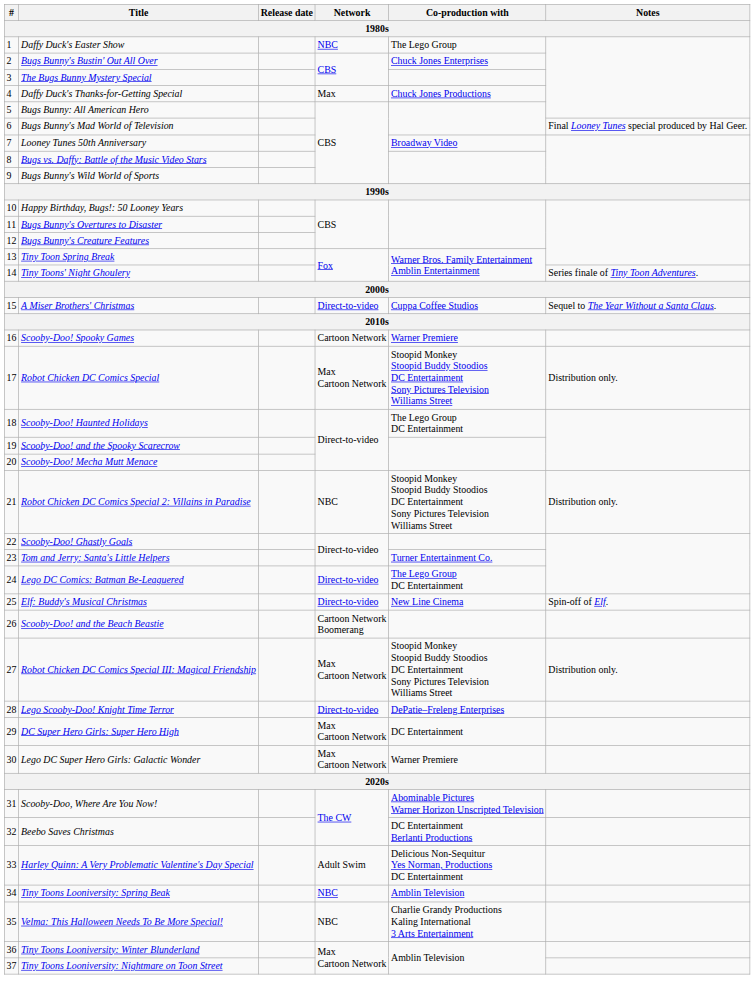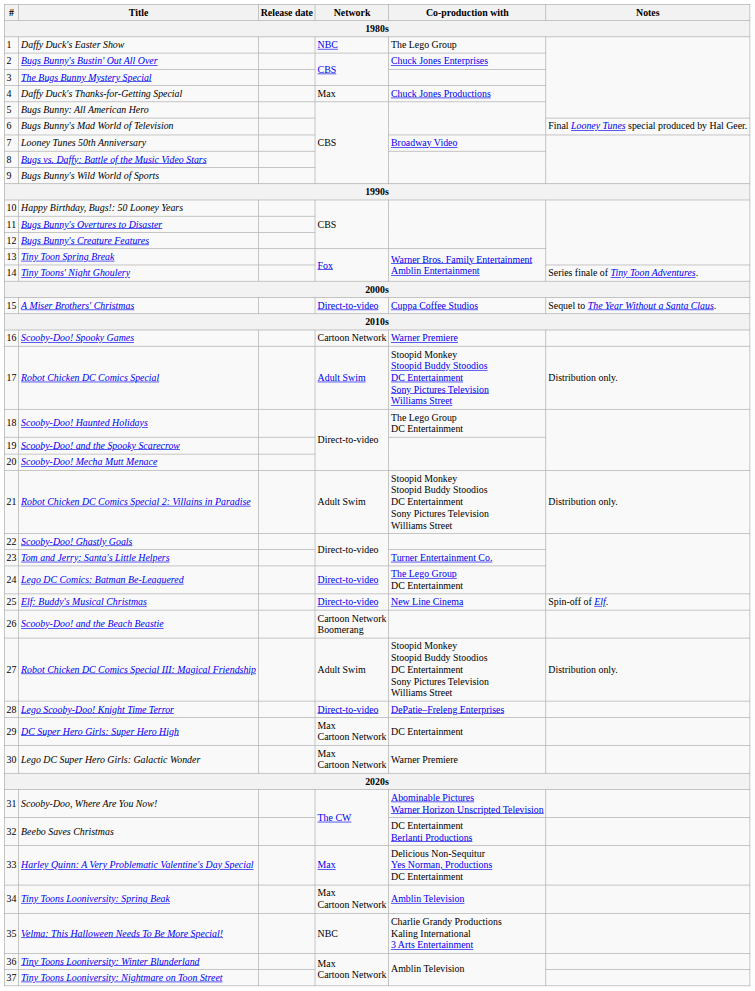(352, 378) Max Cartoon Network -> (342, 378) Adult Swim
(328, 501) NBC -> (342, 501) Adult Swim
(352, 669) Max Cartoon Network -> (342, 669) Adult Swim
(342, 865) Adult Swim -> (327, 865) Max
(328, 893) NBC -> (352, 899) Max Cartoon Network
